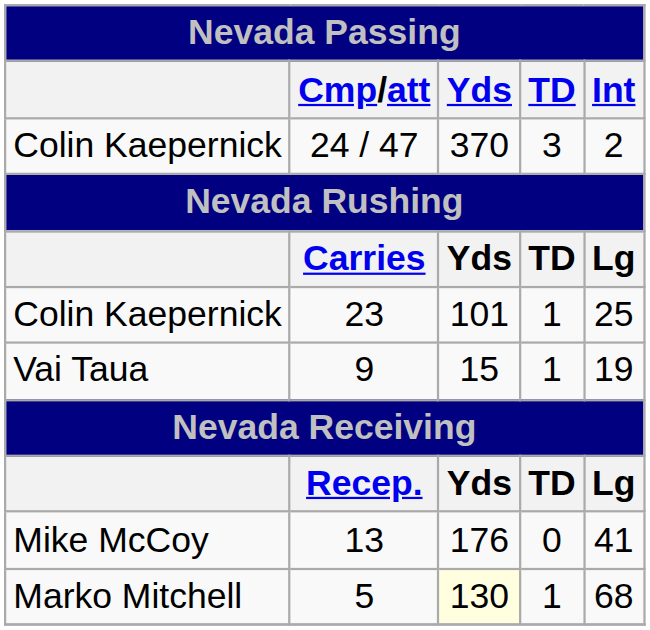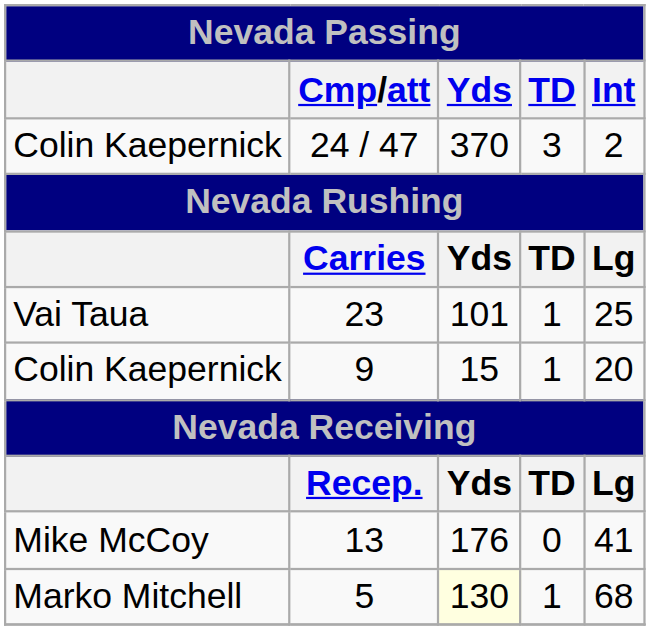(148, 314) Colin Kaepernick -> (81, 314) Vai Taua
(81, 370) Vai Taua -> (148, 370) Colin Kaepernick
(614, 370) 19 -> (614, 370) 20
